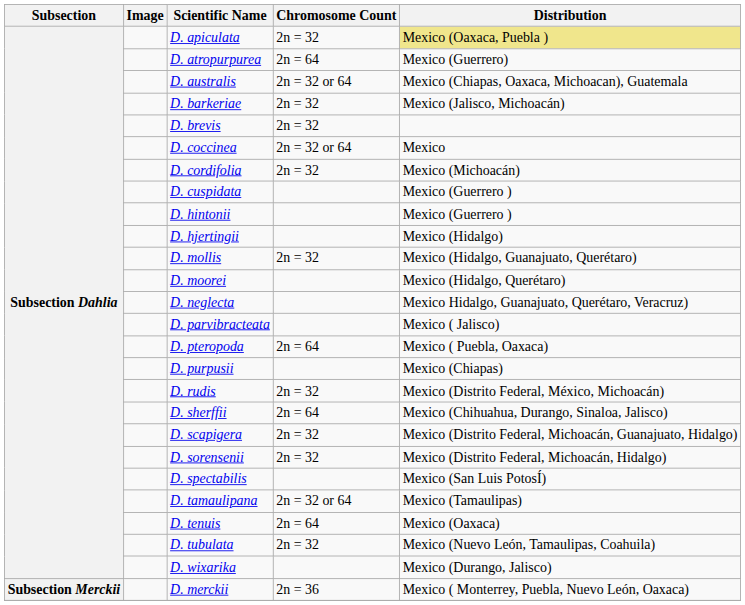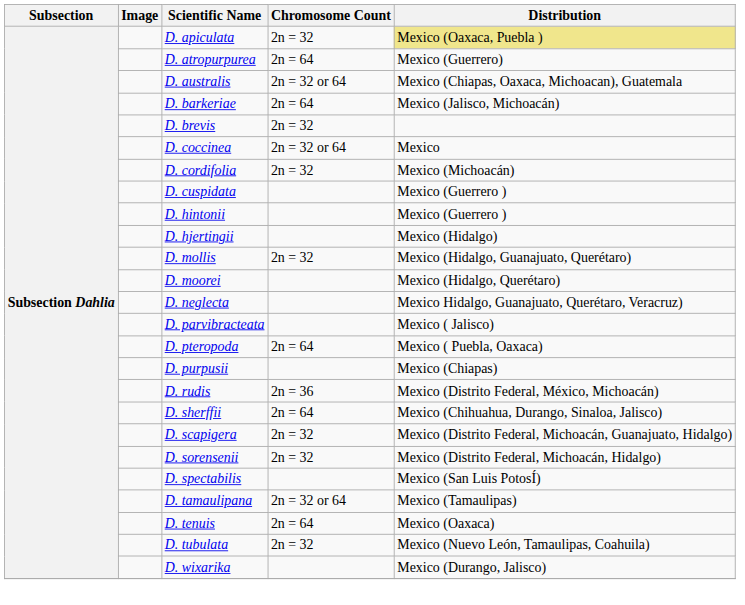(298, 103) 2n = 32 -> (292, 103) 2n = 64
(298, 390) 2n = 32 -> (292, 390) 2n = 36
- row: (199, 589)
